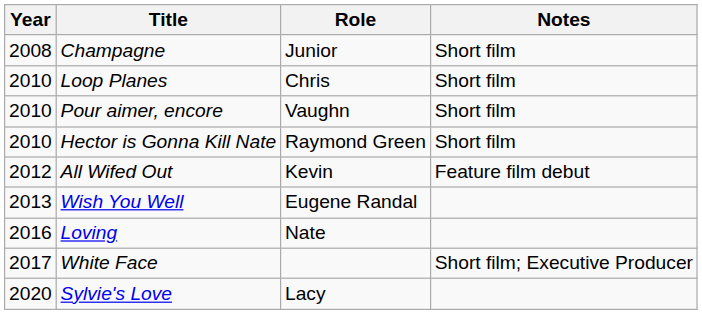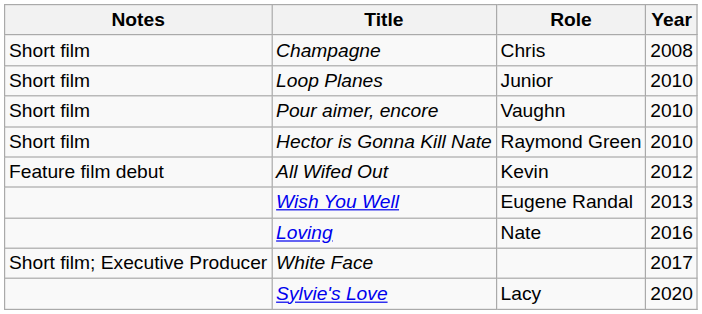columns swapped: (30, 19) <-> (564, 19)
(311, 50) Junior -> (523, 50) Chris
(307, 80) Chris -> (527, 80) Junior
